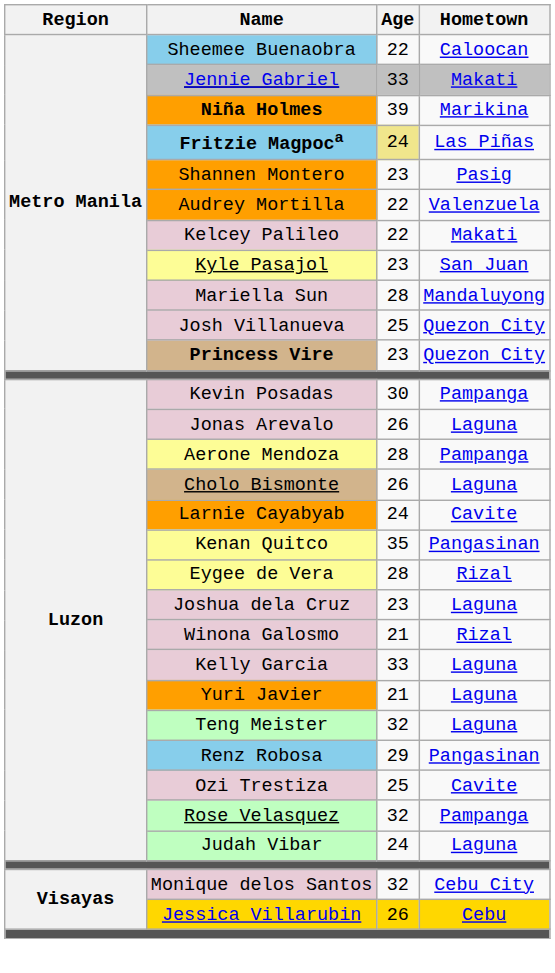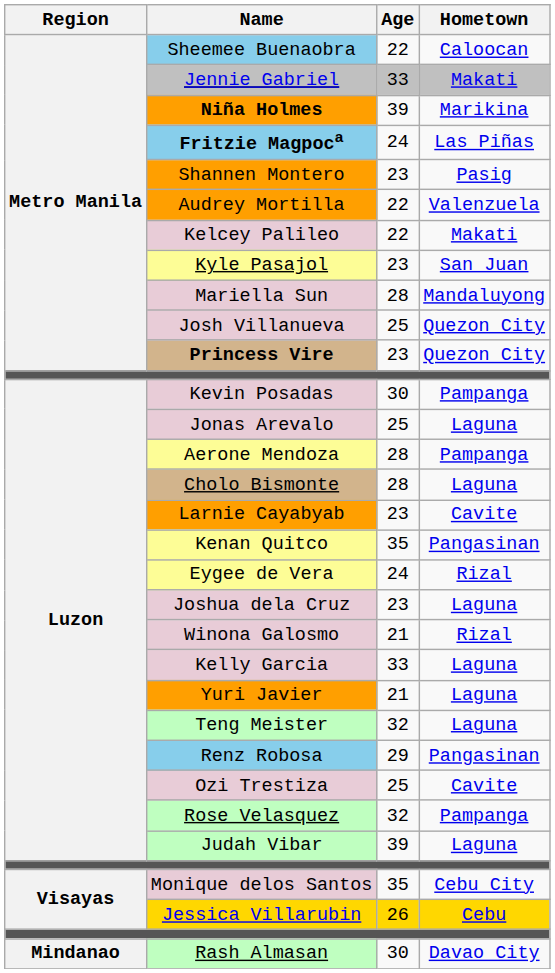(398, 142) khaki background -> (398, 142) no background
(398, 424) 26 -> (398, 424) 25
(398, 485) 26 -> (398, 485) 28
(398, 515) 24 -> (398, 515) 23
(398, 575) 28 -> (398, 575) 24
(398, 846) 24 -> (398, 846) 39
(398, 884) 32 -> (398, 884) 35
+ row: (262, 953)
